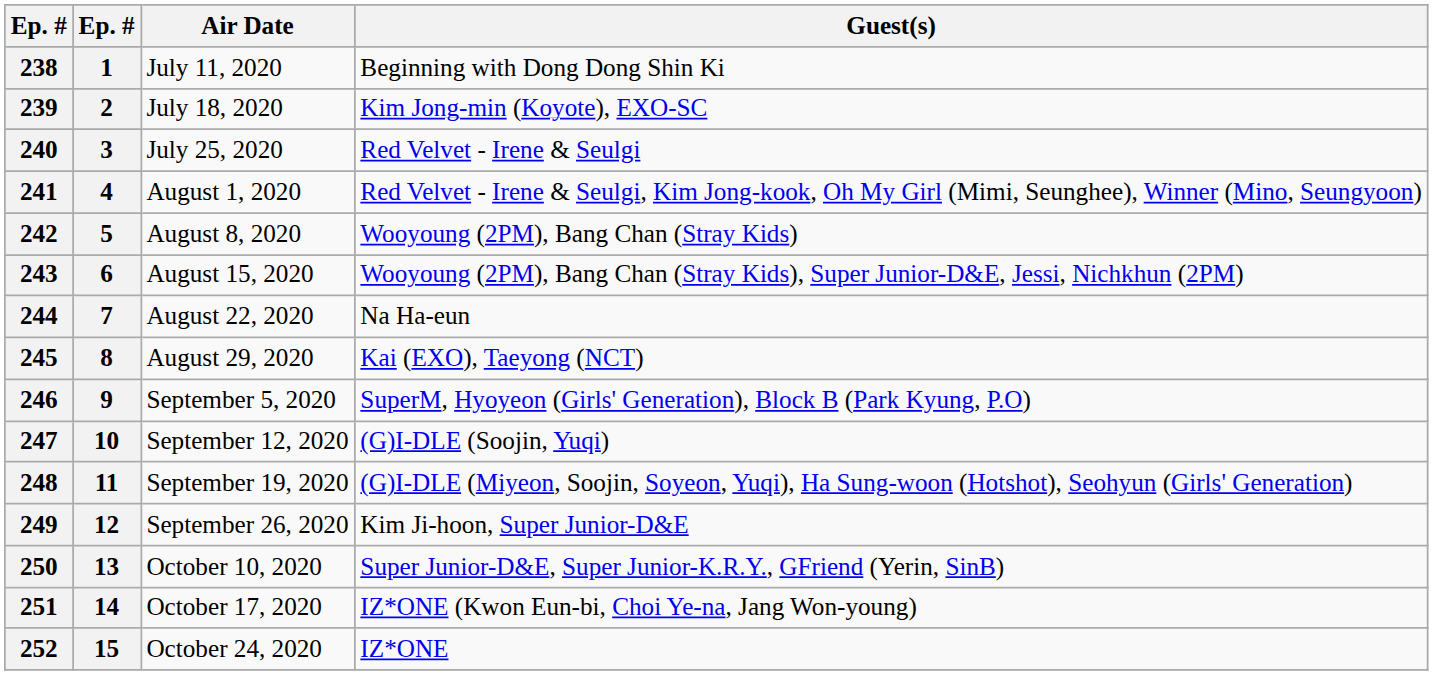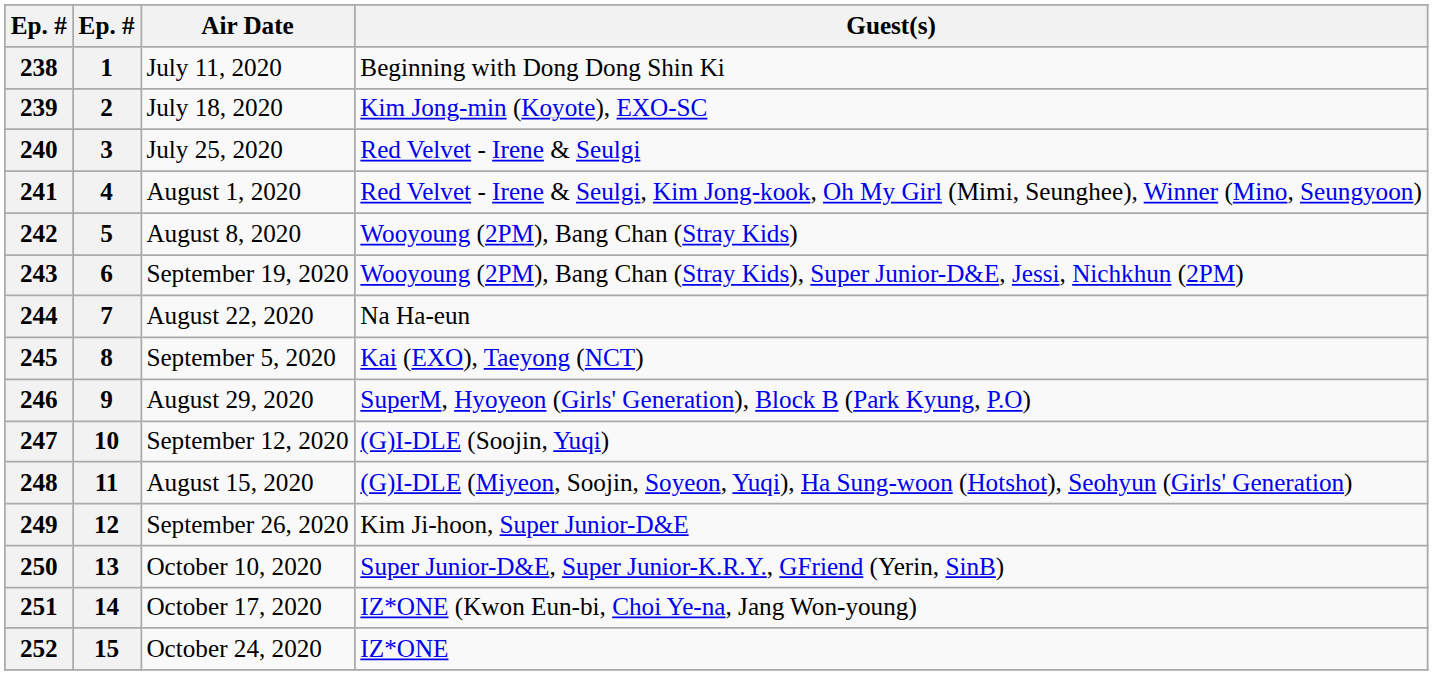(230, 275) August 15, 2020 -> (247, 275) September 19, 2020
(230, 358) August 29, 2020 -> (241, 358) September 5, 2020
(241, 399) September 5, 2020 -> (230, 399) August 29, 2020
(247, 482) September 19, 2020 -> (230, 482) August 15, 2020
